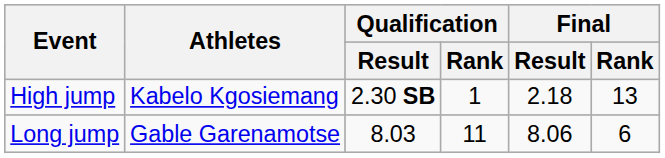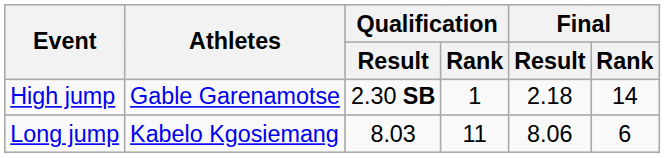(234, 97) Kabelo Kgosiemang -> (235, 97) Gable Garenamotse
(625, 97) 13 -> (625, 97) 14
(235, 134) Gable Garenamotse -> (234, 134) Kabelo Kgosiemang
